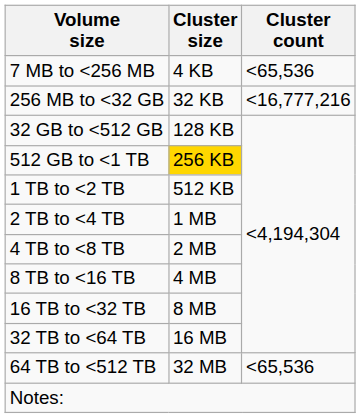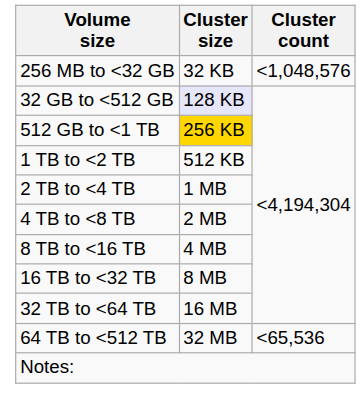- row: (82, 70)
(298, 100) <16,777,216 -> (304, 70) <1,048,576
(204, 130) no background -> (214, 100) lavender background
